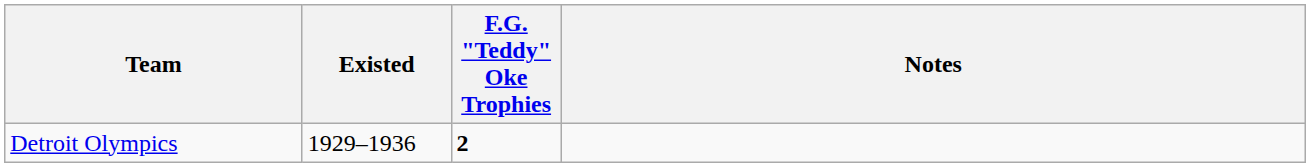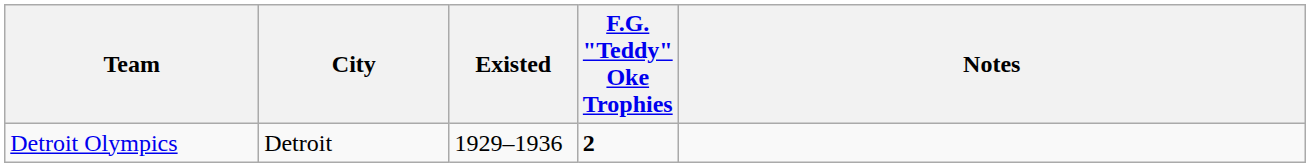+ column: (354, 64)
